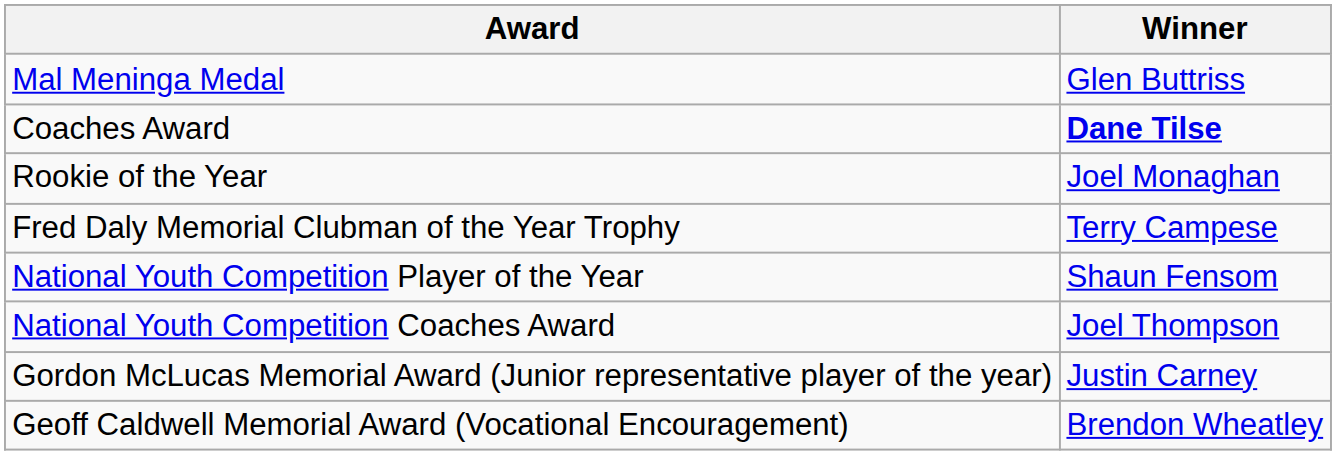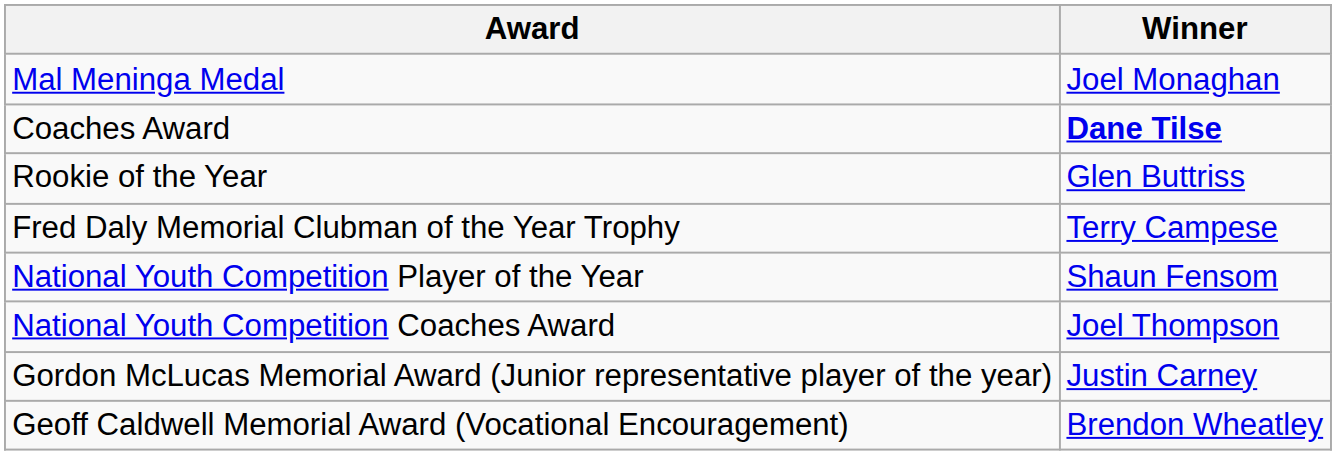(1156, 78) Glen Buttriss -> (1173, 78) Joel Monaghan
(1173, 177) Joel Monaghan -> (1156, 177) Glen Buttriss
